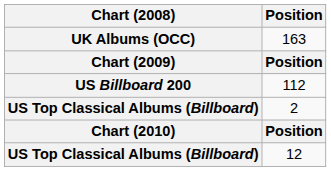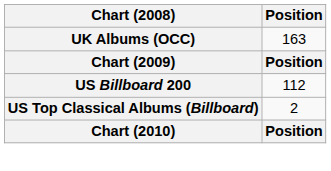- row: (294, 154)
